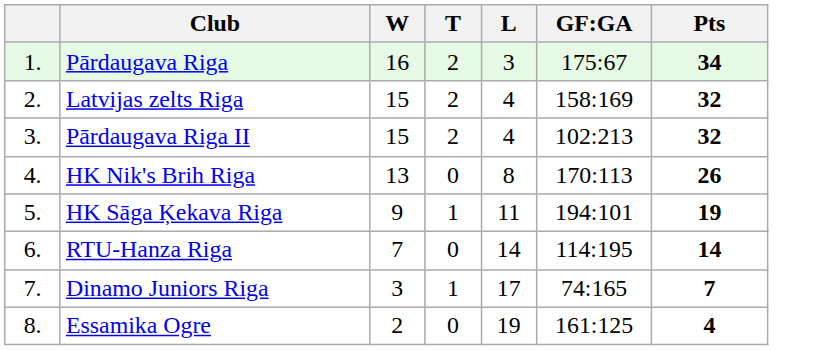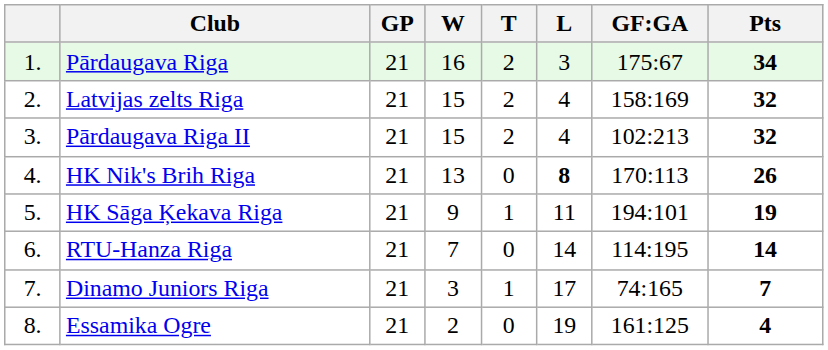+ column: (397, 23)
(509, 174) normal -> (564, 174) bold
